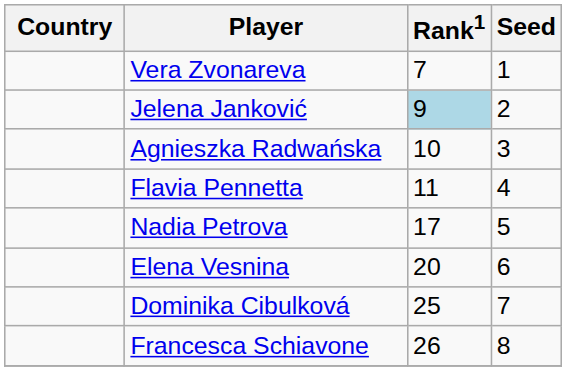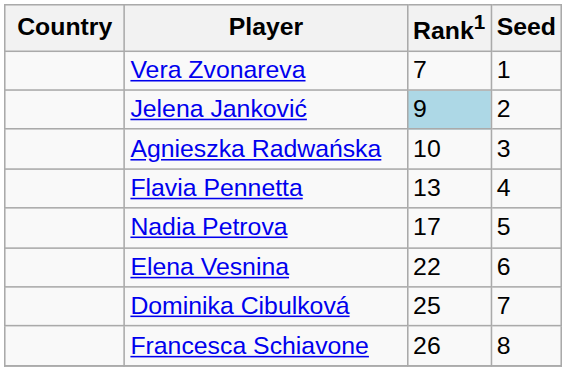(426, 188) 11 -> (427, 188) 13
(427, 266) 20 -> (427, 266) 22
